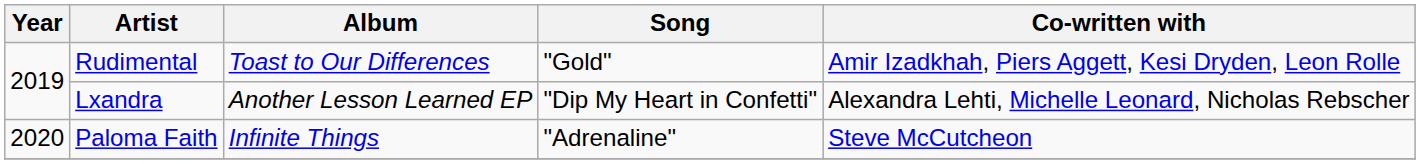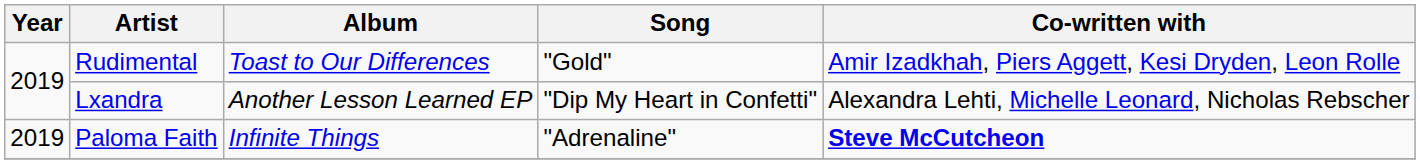(37, 138) 2020 -> (37, 138) 2019
(930, 138) normal -> (936, 138) bold
